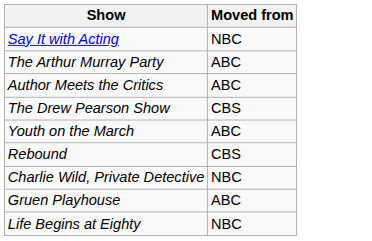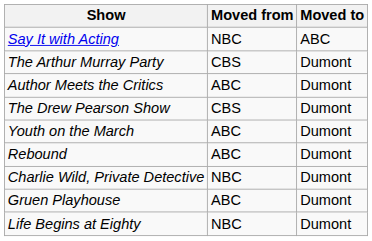+ column: (332, 16)
(226, 62) ABC -> (226, 62) CBS
(226, 154) CBS -> (226, 154) ABC
